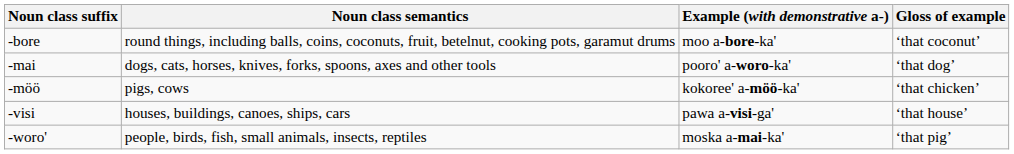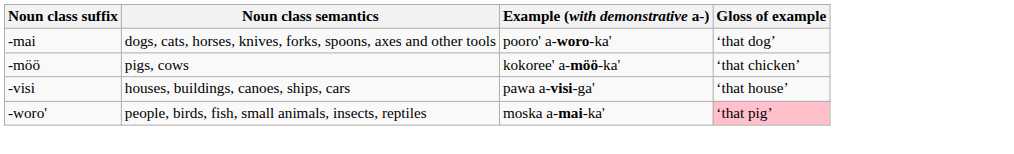- row: (24, 40)
(924, 137) no background -> (744, 112) pink background
